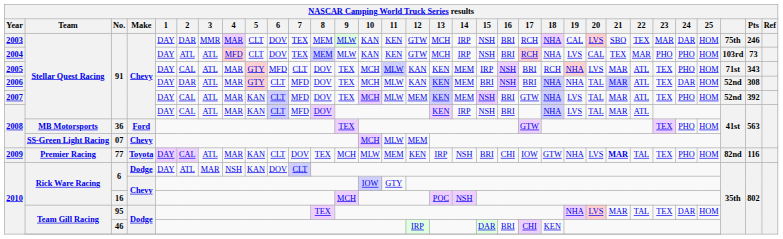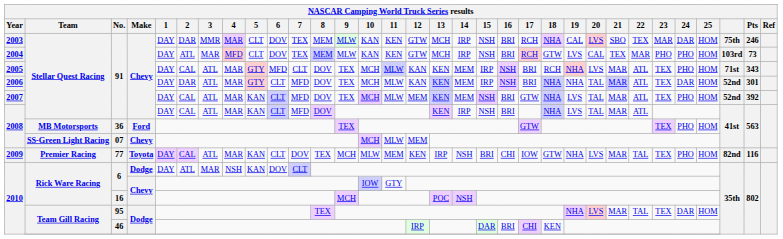(210, 54) ATL -> (210, 54) MAR
(552, 54) NHA -> (552, 54) GTW
(487, 83) BRI -> (487, 83) IRP
(753, 83) 308 -> (753, 83) 301
(618, 155) bold -> (618, 155) normal
